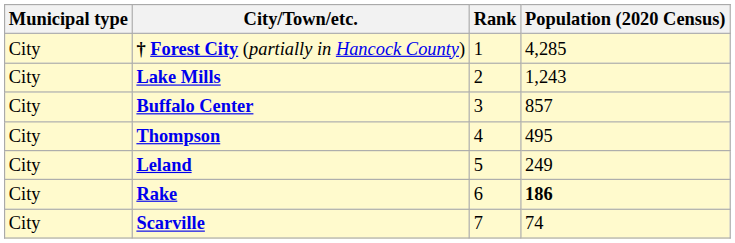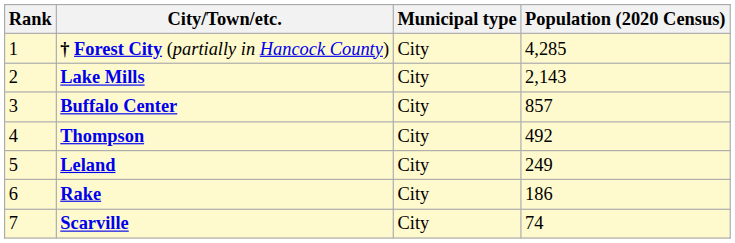columns swapped: (495, 19) <-> (68, 19)
(546, 77) 1,243 -> (546, 77) 2,143
(539, 135) 495 -> (539, 135) 492
(539, 194) bold -> (539, 194) normal
